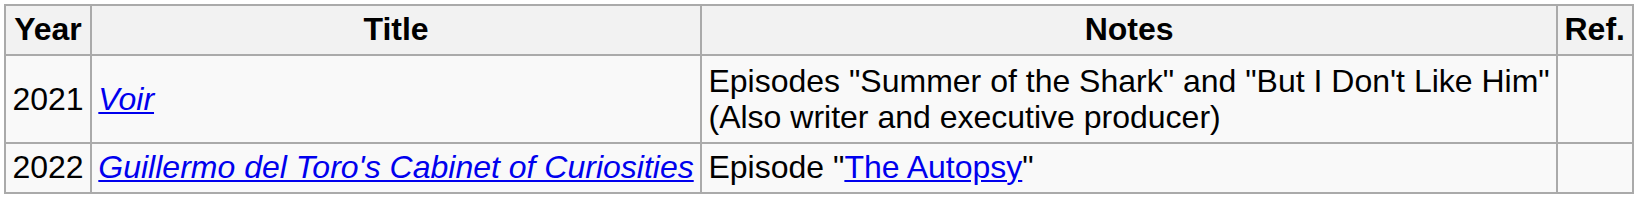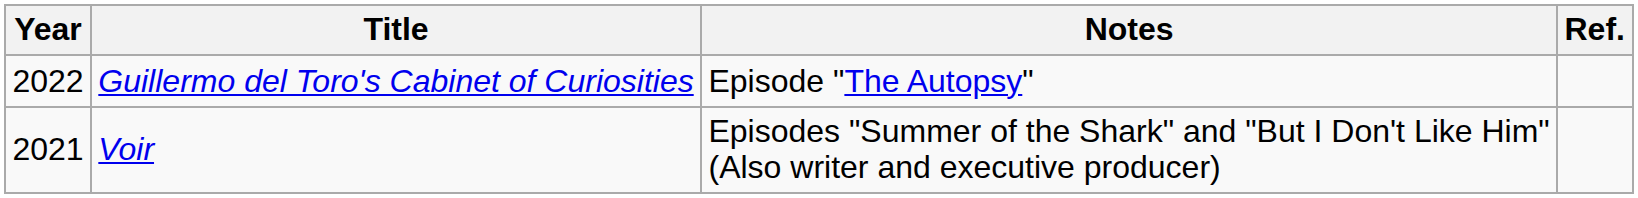rows swapped: (126, 98) <-> (396, 167)
